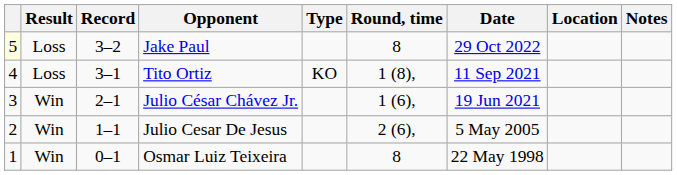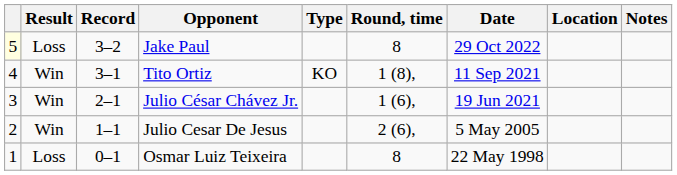(49, 73) Loss -> (49, 73) Win
(49, 156) Win -> (49, 156) Loss
